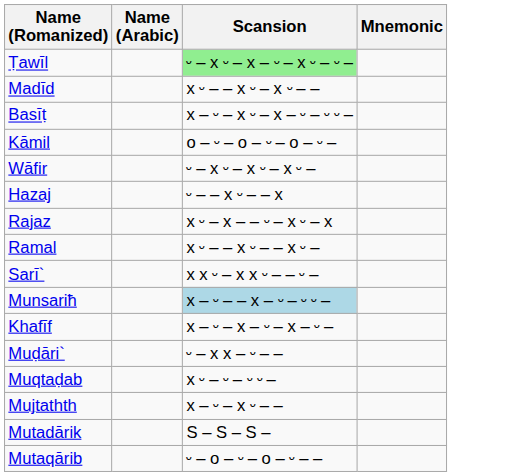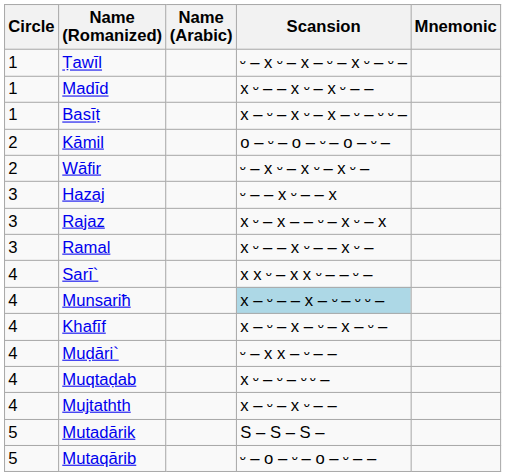+ column: (31, 27)
(270, 62) lightgreen background -> (324, 62) no background
